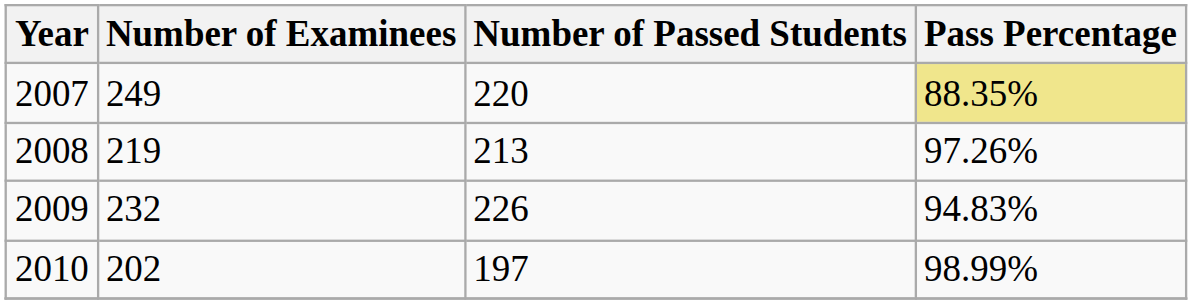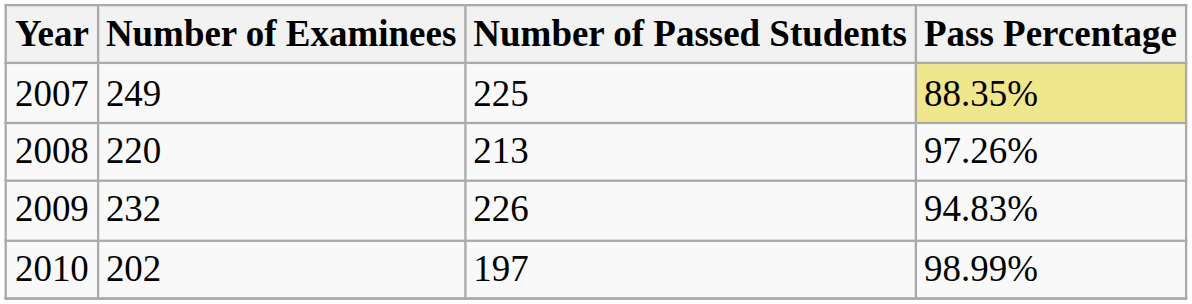(501, 92) 220 -> (501, 92) 225
(134, 151) 219 -> (134, 151) 220
